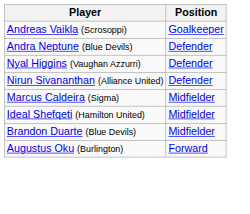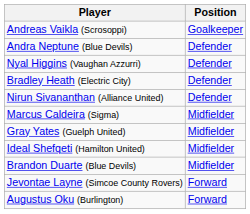+ row: (69, 81)
+ row: (66, 132)
+ row: (95, 183)
